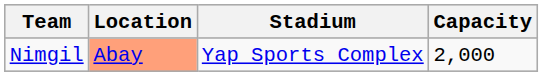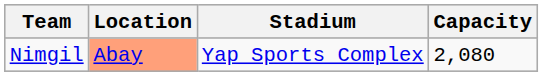(464, 55) 2,000 -> (464, 55) 2,080
